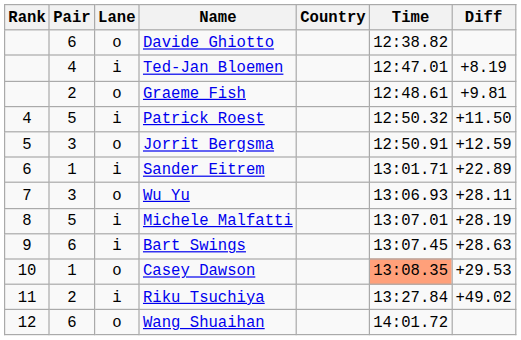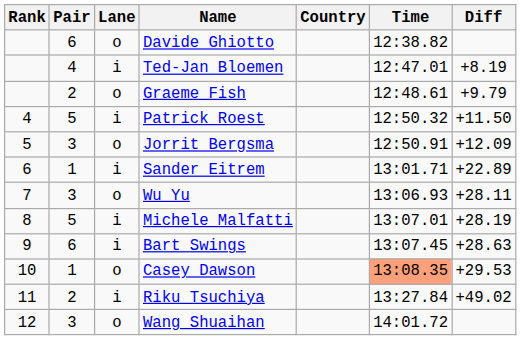(484, 94) +9.81 -> (484, 94) +9.79
(484, 144) +12.59 -> (484, 144) +12.09
(72, 322) 6 -> (72, 322) 3
